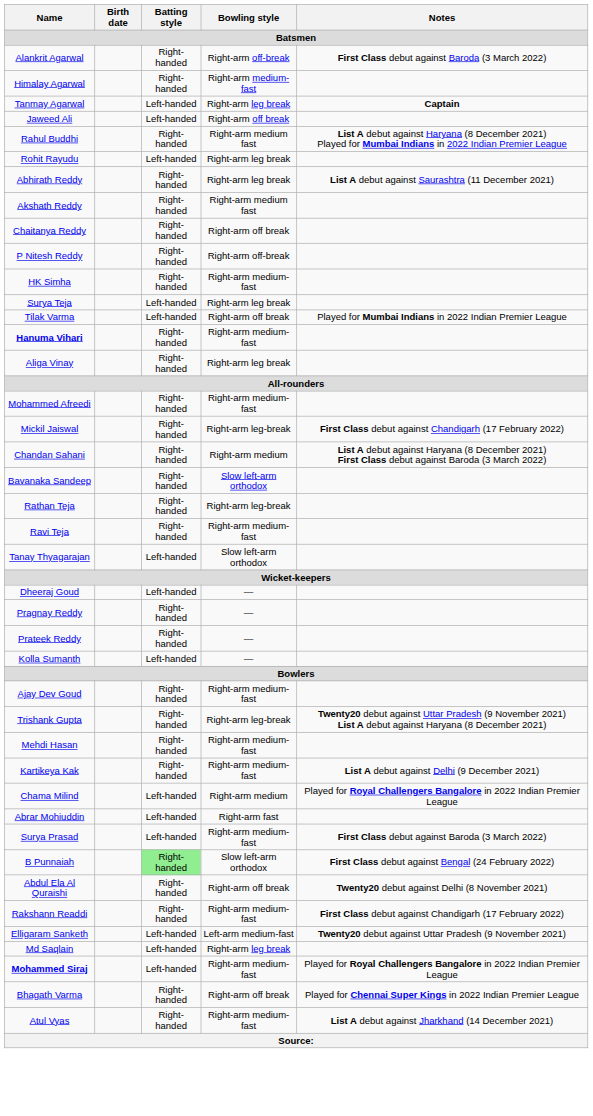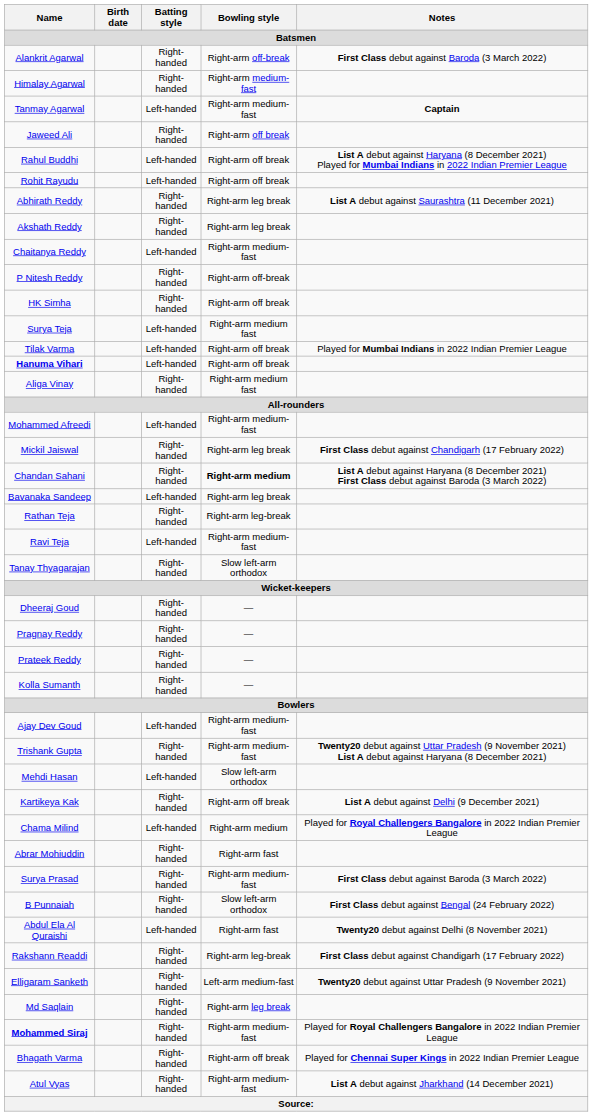(249, 104) Right-arm leg break -> (249, 109) Right-arm medium-fast
(171, 119) Left-handed -> (171, 135) Right-handed
(171, 139) Right-handed -> (171, 160) Left-handed
(249, 139) Right-arm medium fast -> (249, 160) Right-arm off break
(249, 160) Right-arm leg break -> (249, 181) Right-arm off break
(249, 205) Right-arm medium fast -> (249, 227) Right-arm leg break
(171, 231) Right-handed -> (171, 252) Left-handed
(249, 231) Right-arm off break -> (249, 252) Right-arm medium-fast
(249, 282) Right-arm medium-fast -> (249, 303) Right-arm off break
(249, 302) Right-arm leg break -> (249, 329) Right-arm medium fast
(171, 338) Right-handed -> (171, 364) Left-handed
(249, 338) Right-arm medium-fast -> (249, 364) Right-arm off break
(249, 363) Right-arm leg break -> (249, 384) Right-arm medium fast
(171, 404) Right-handed -> (171, 425) Left-handed
(249, 430) Right-arm leg-break -> (249, 451) Right-arm leg break
(249, 455) normal -> (249, 476) bold
(171, 481) Right-handed -> (171, 497) Left-handed
(249, 481) Slow left-arm orthodox -> (249, 497) Right-arm leg break
(171, 532) Right-handed -> (171, 542) Left-handed
(171, 557) Left-handed -> (171, 568) Right-handed
(171, 593) Left-handed -> (171, 609) Right-handed
(171, 659) Left-handed -> (171, 685) Right-handed
(171, 694) Right-handed -> (171, 726) Left-handed
(249, 720) Right-arm leg-break -> (249, 751) Right-arm medium-fast
(171, 745) Right-handed -> (171, 777) Left-handed
(249, 745) Right-arm medium-fast -> (249, 777) Slow left-arm orthodox
(249, 771) Right-arm medium-fast -> (249, 803) Right-arm off break
(171, 817) Left-handed -> (171, 854) Right-handed
(171, 837) Left-handed -> (171, 879) Right-handed
(171, 863) lightgreen background -> (171, 905) no background
(171, 888) Right-handed -> (171, 930) Left-handed
(249, 888) Right-arm off break -> (249, 930) Right-arm fast
(249, 914) Right-arm medium-fast -> (249, 956) Right-arm leg-break
(171, 934) Left-handed -> (171, 982) Right-handed
(171, 949) Left-handed -> (171, 1007) Right-handed
(171, 969) Left-handed -> (171, 1033) Right-handed
